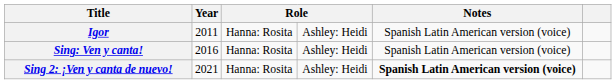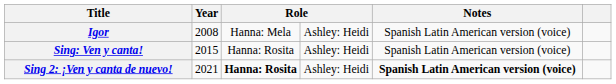(207, 32) 2011 -> (207, 32) 2008
(259, 32) Hanna: Rosita -> (261, 32) Hanna: Mela
(207, 50) 2016 -> (207, 50) 2015
(259, 69) normal -> (261, 69) bold
